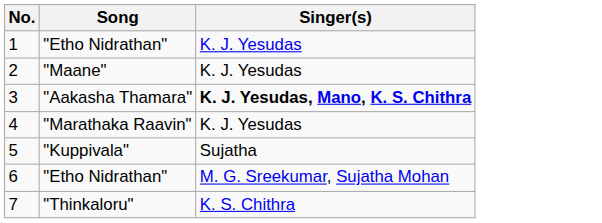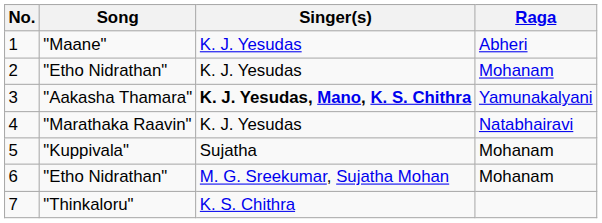+ column: (536, 17)
(105, 44) "Etho Nidrathan" -> (75, 44) "Maane"
(75, 71) "Maane" -> (105, 71) "Etho Nidrathan"
